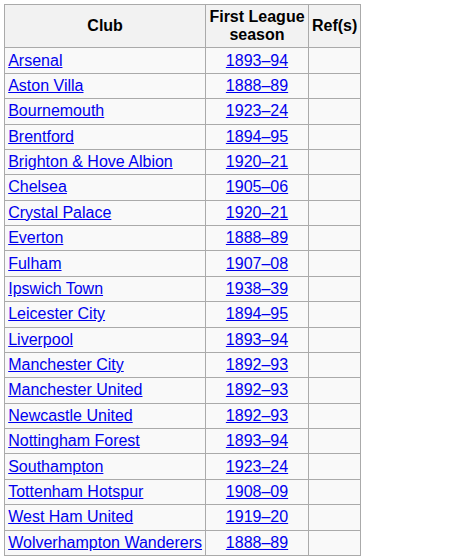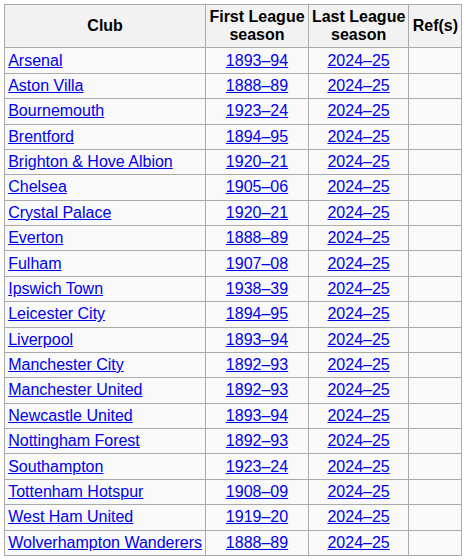+ column: (359, 26)
(257, 415) 1892–93 -> (257, 415) 1893–94
(257, 441) 1893–94 -> (257, 441) 1892–93
